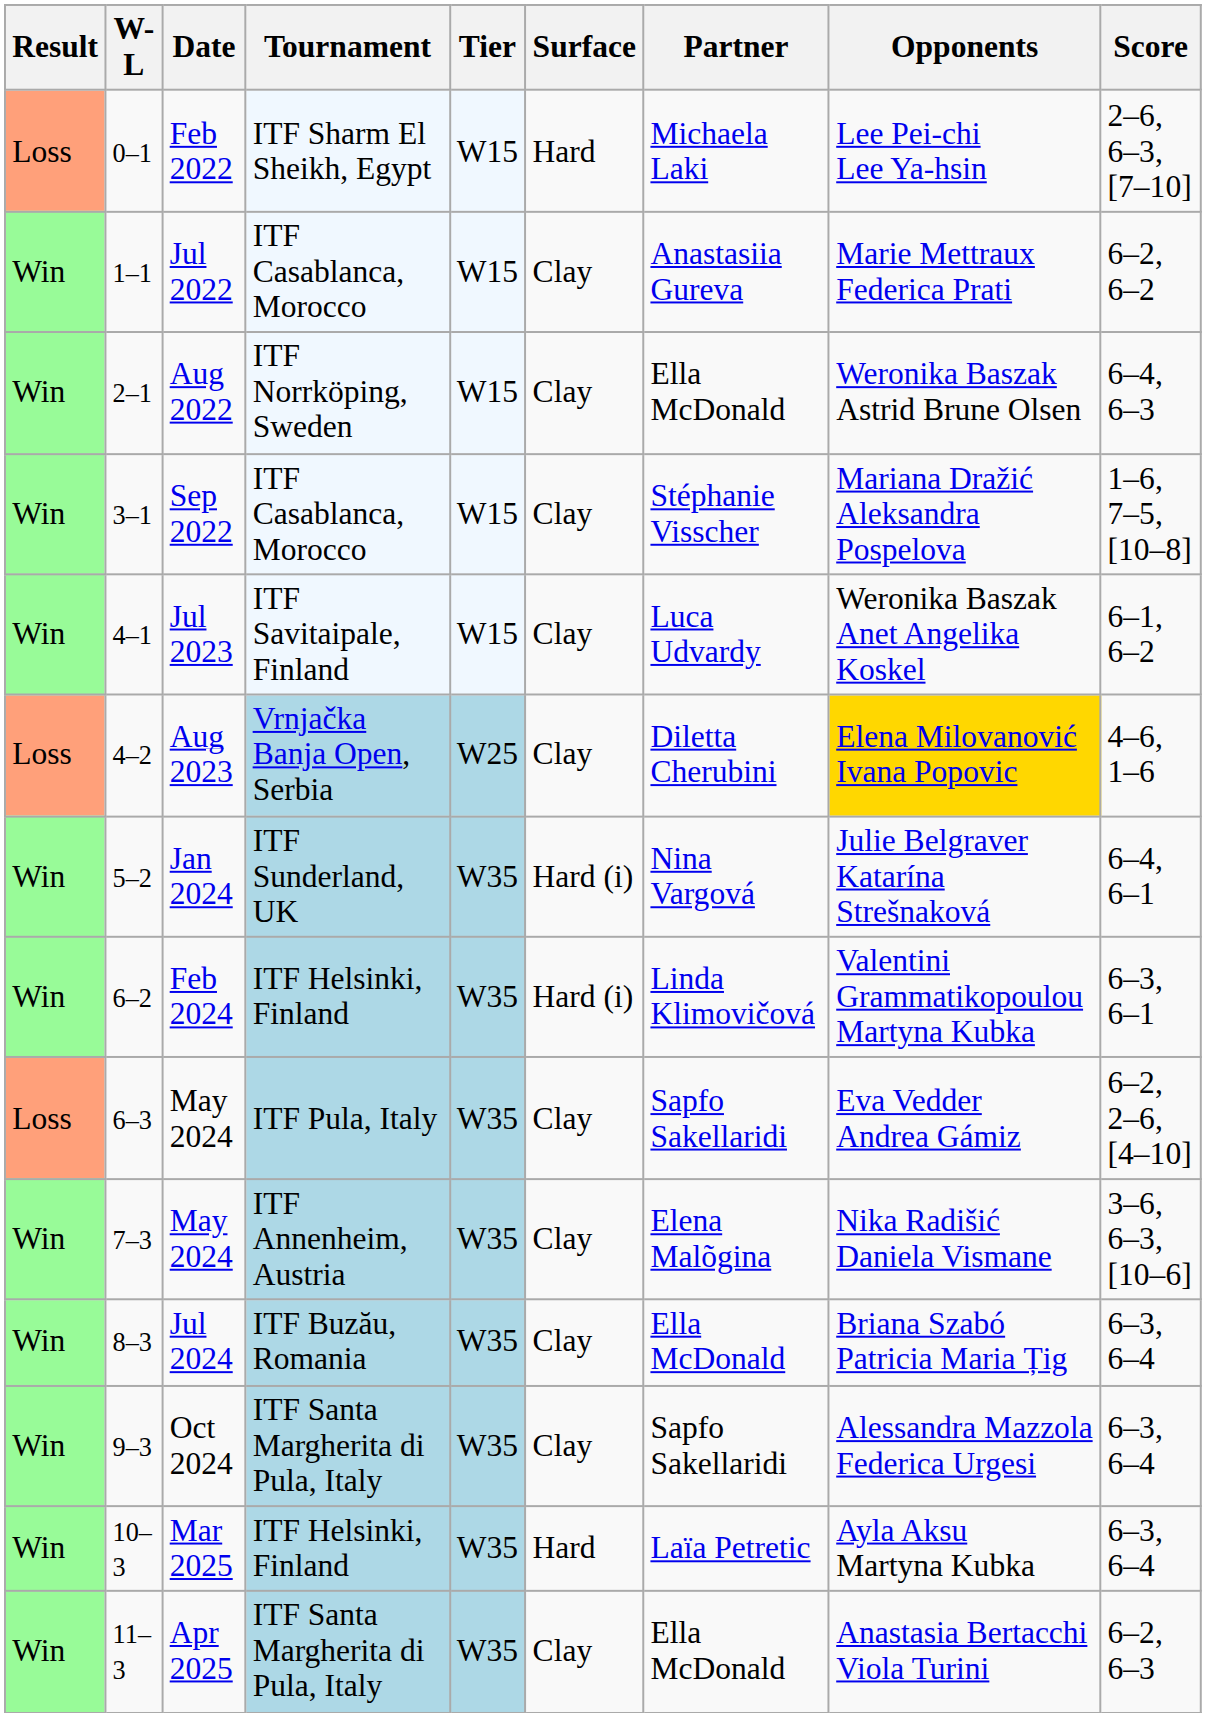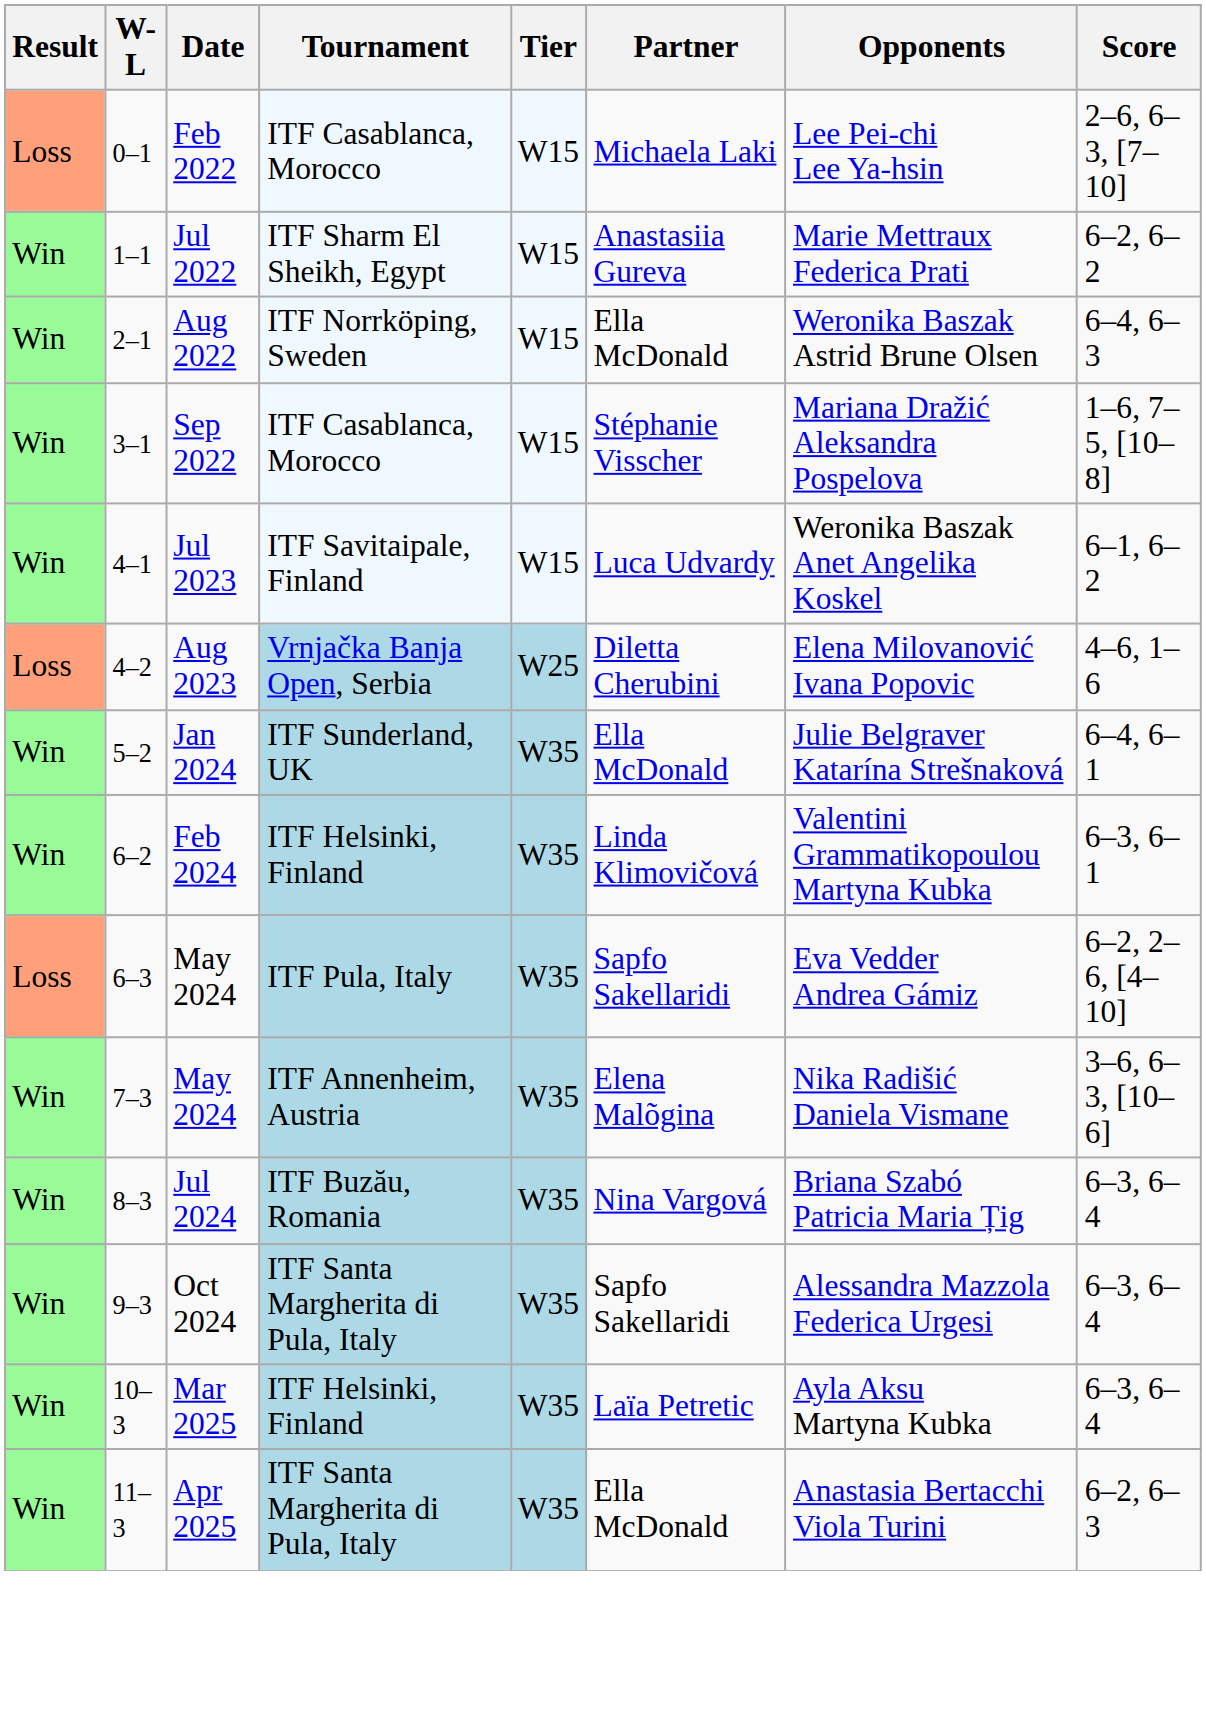- column: (584, 47)
(342, 150) ITF Sharm El Sheikh, Egypt -> (371, 150) ITF Casablanca, Morocco
(328, 271) ITF Casablanca, Morocco -> (357, 253) ITF Sharm El Sheikh, Egypt
(957, 754) gold background -> (913, 666) no background
(703, 875) Nina Vargová -> (661, 751) Ella McDonald
(718, 1341) Ella McDonald -> (680, 1199) Nina Vargová
